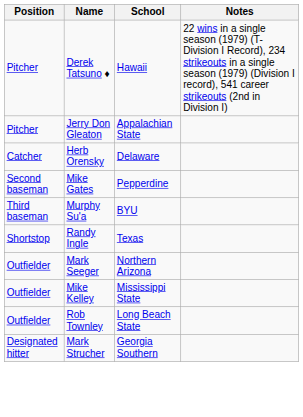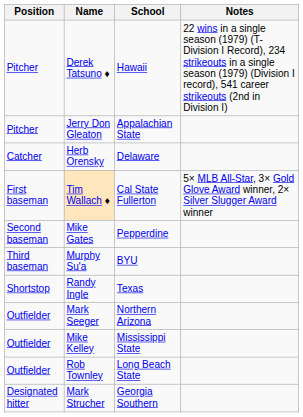+ row: (88, 195)
